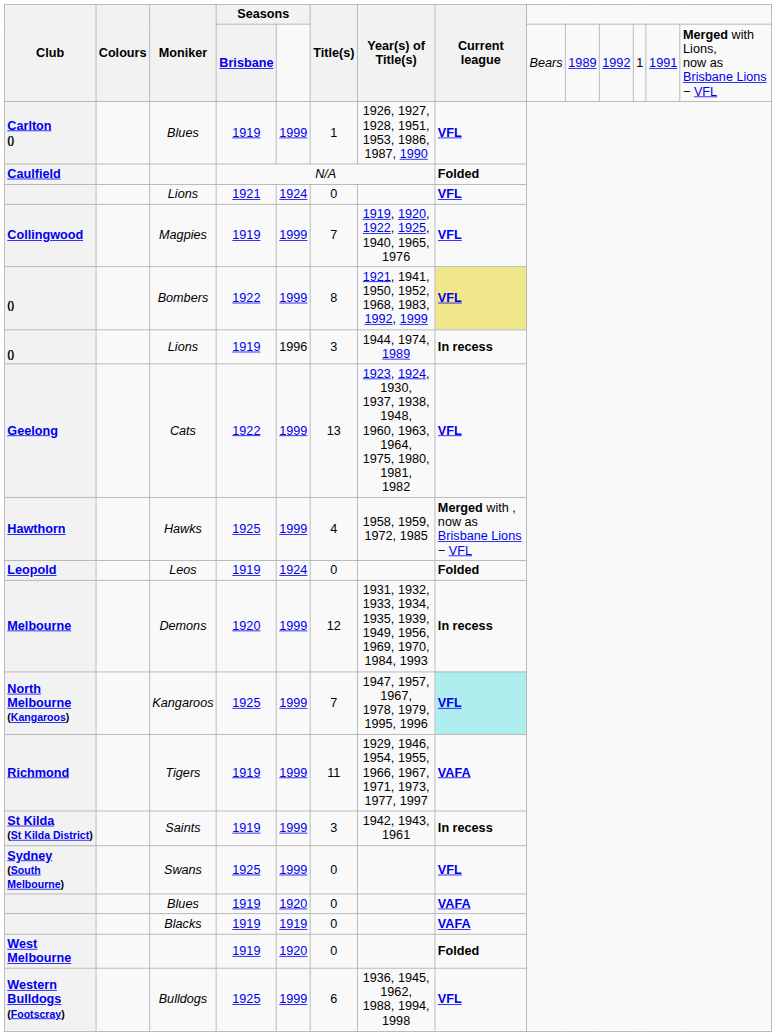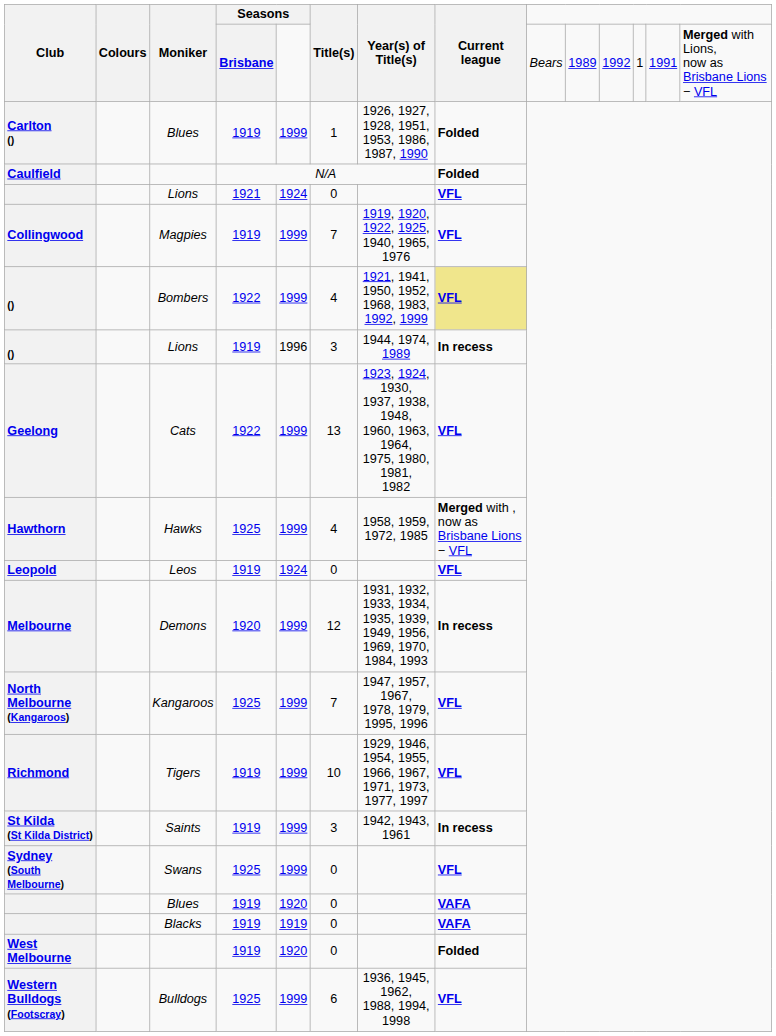(450, 132) VFL -> (459, 132) Folded
(334, 298) 8 -> (334, 298) 4
(459, 570) Folded -> (450, 570) VFL
(450, 703) paleturquoise background -> (450, 703) no background
(334, 772) 11 -> (334, 772) 10
(454, 772) VAFA -> (450, 772) VFL
